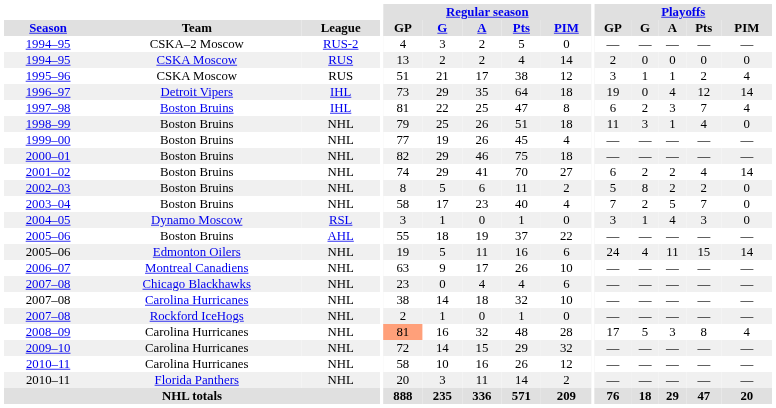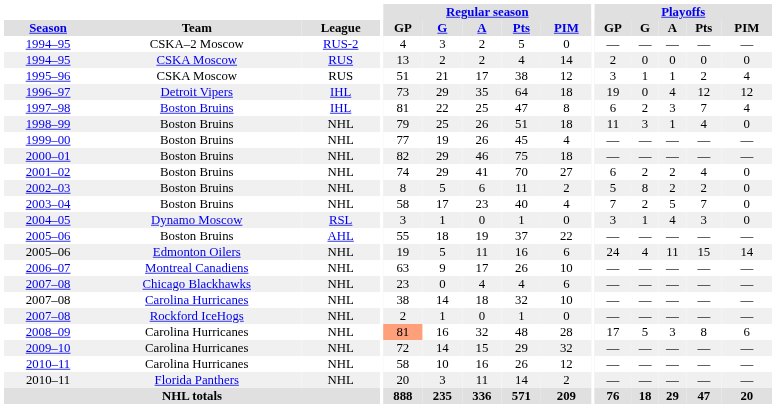(747, 92) 14 -> (747, 92) 12
(747, 172) 14 -> (747, 172) 0
(747, 332) 4 -> (747, 332) 6
